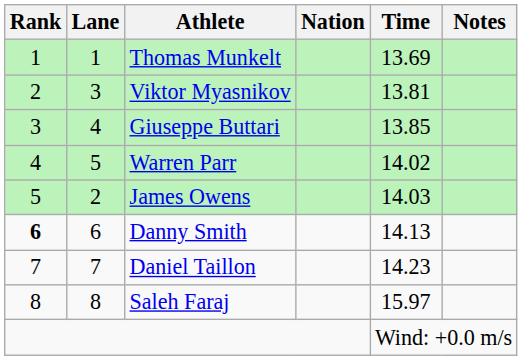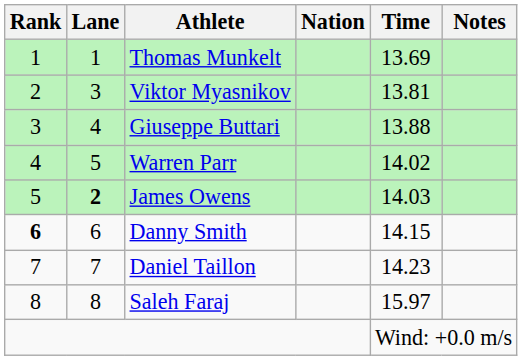(406, 127) 13.85 -> (406, 127) 13.88
(95, 197) normal -> (95, 197) bold
(406, 232) 14.13 -> (406, 232) 14.15
